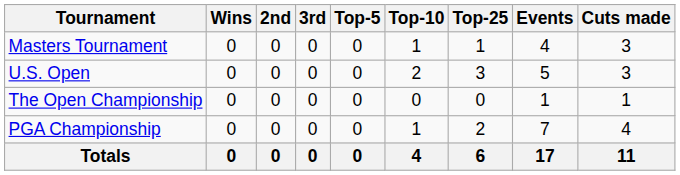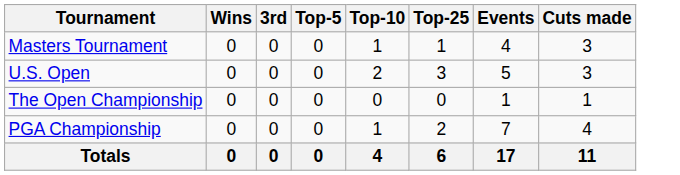- column: (276, 18)
